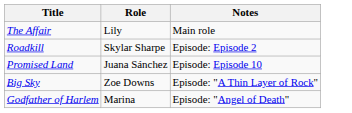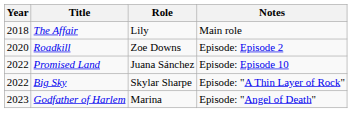+ column: (18, 13)
(134, 47) Skylar Sharpe -> (156, 47) Zoe Downs
(129, 82) Zoe Downs -> (161, 82) Skylar Sharpe
